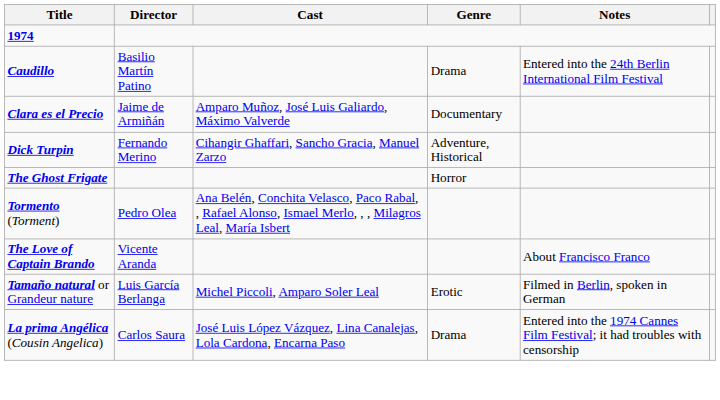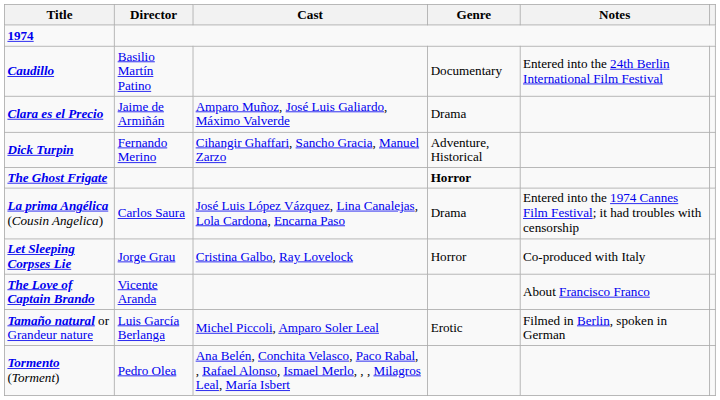(448, 71) Drama -> (466, 71) Documentary
(466, 114) Documentary -> (448, 114) Drama
(448, 177) normal -> (451, 177) bold
rows swapped: (58, 335) <-> (33, 213)
+ row: (41, 256)
